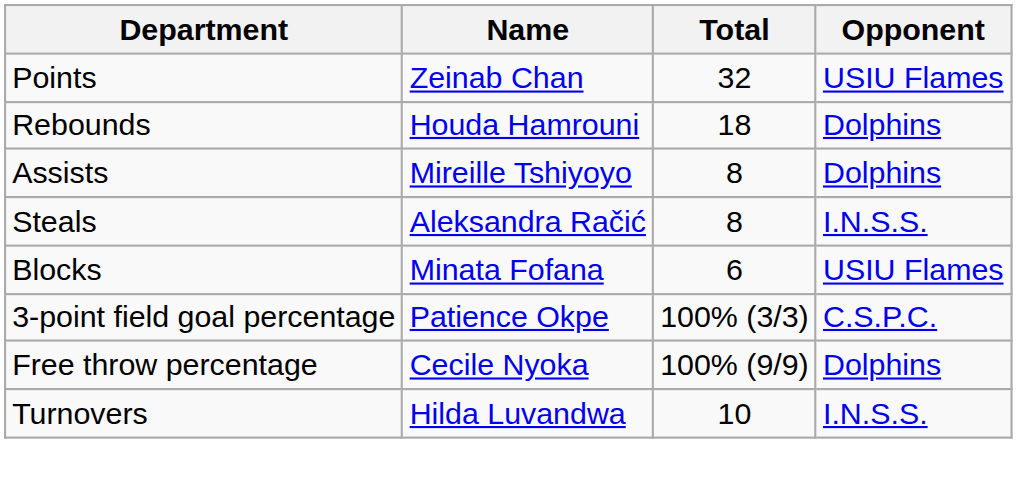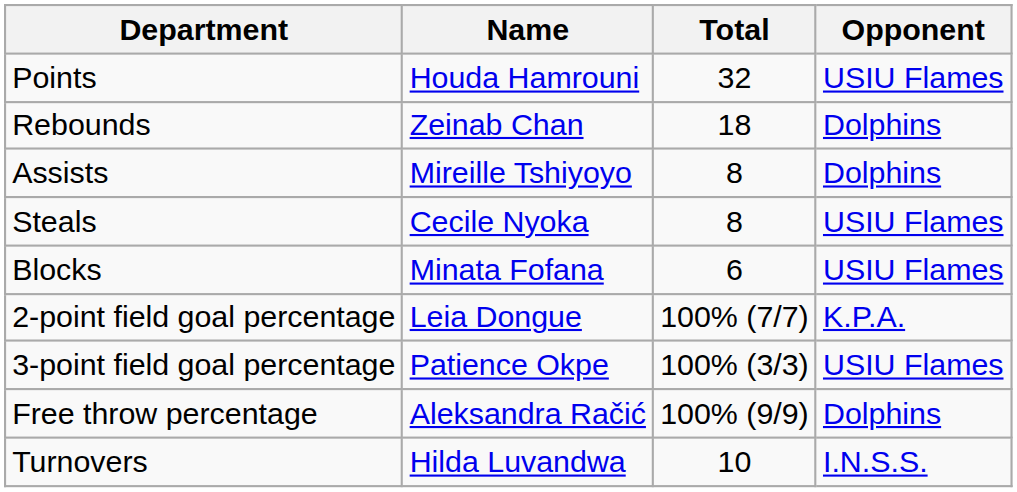(497, 77) Zeinab Chan -> (524, 77) Houda Hamrouni
(524, 125) Houda Hamrouni -> (497, 125) Zeinab Chan
(528, 221) Aleksandra Račić -> (499, 221) Cecile Nyoka
(875, 221) I.N.S.S. -> (913, 221) USIU Flames
+ row: (204, 317)
(880, 317) C.S.P.C. -> (913, 365) USIU Flames
(499, 365) Cecile Nyoka -> (528, 413) Aleksandra Račić
